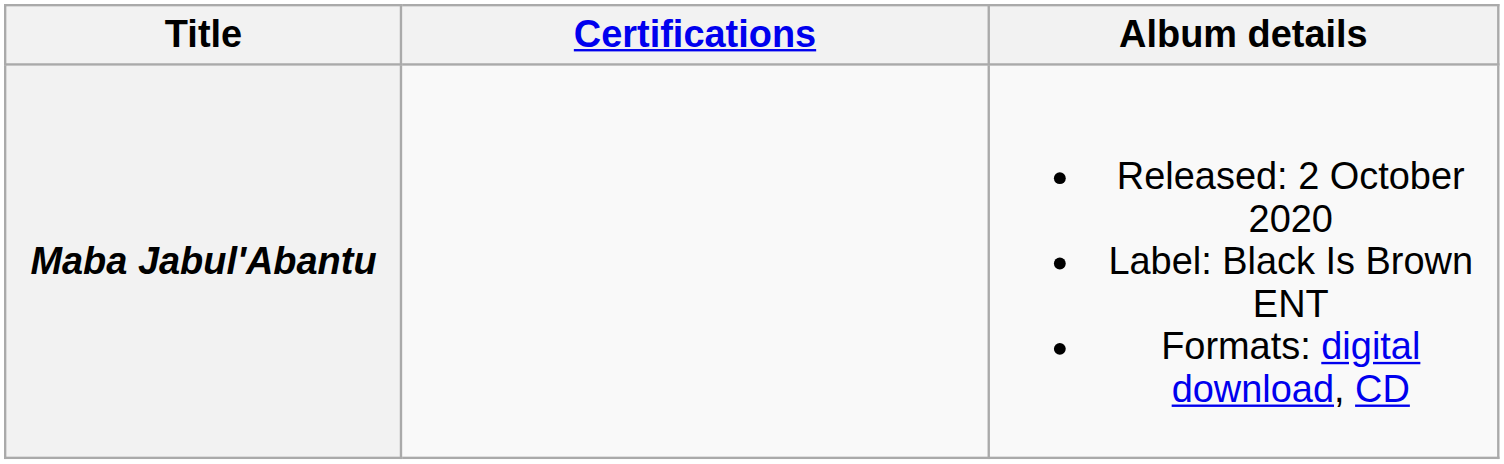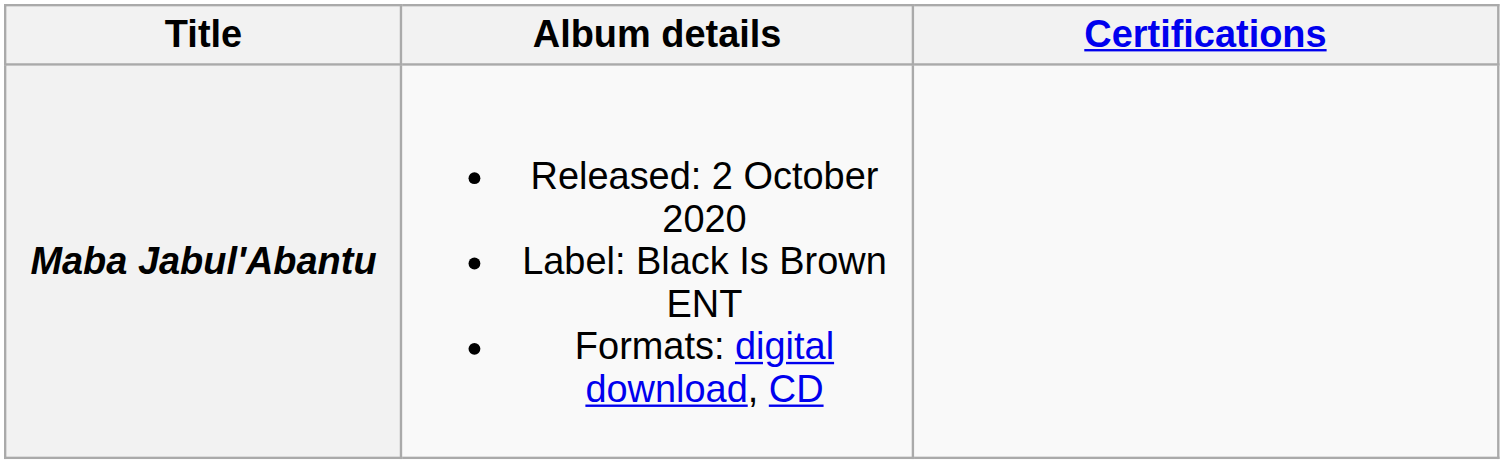columns swapped: (1243, 34) <-> (695, 34)
